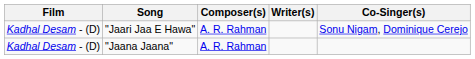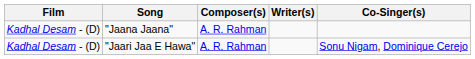rows swapped: (139, 46) <-> (150, 29)
